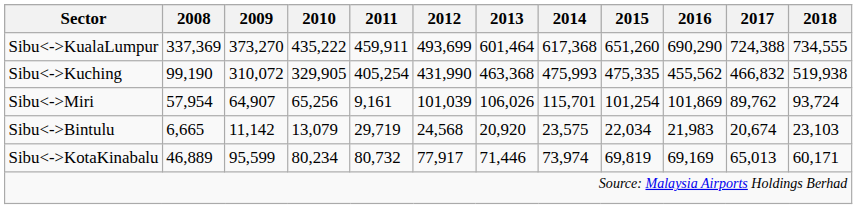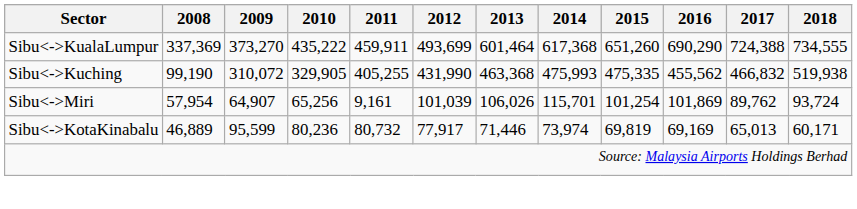(382, 74) 405,254 -> (382, 74) 405,255
- row: (62, 129)
(315, 157) 80,234 -> (315, 129) 80,236
